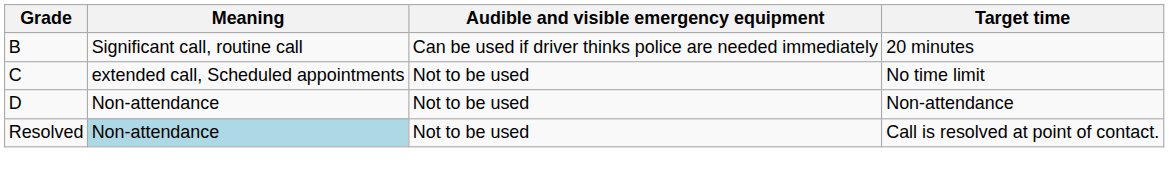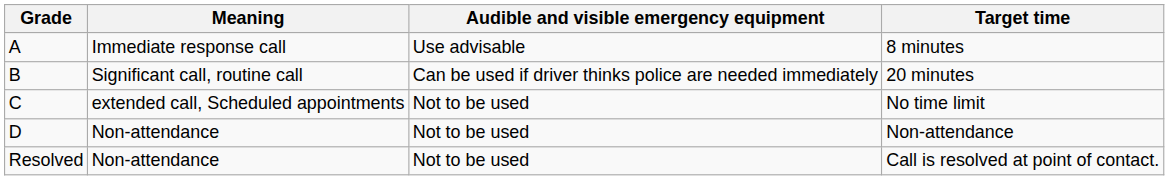+ row: (925, 47)
(155, 132) lightblue background -> (155, 160) no background
